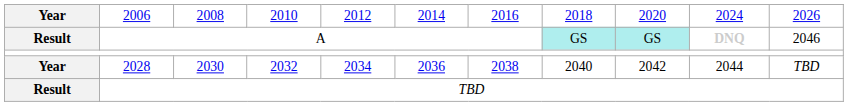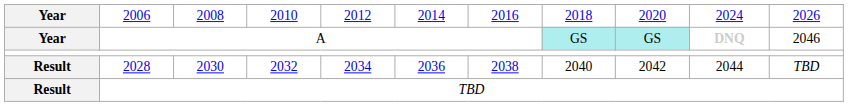(52, 38) Result -> (52, 38) Year
(52, 67) Year -> (52, 67) Result
